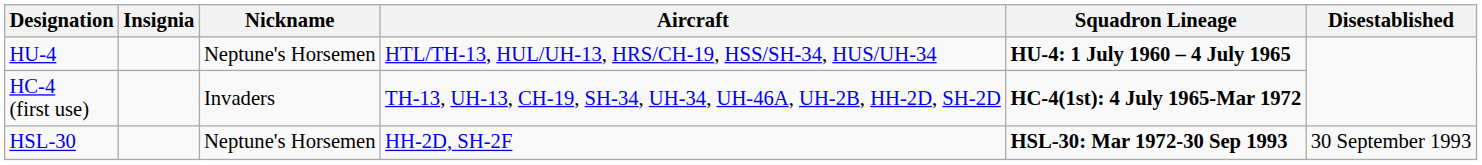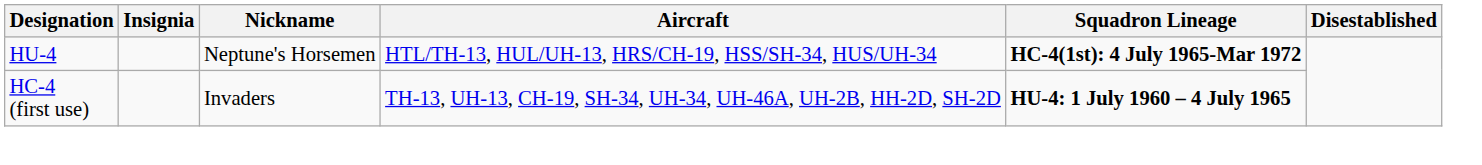(1151, 53) HU-4: 1 July 1960 – 4 July 1965 -> (1156, 53) HC-4(1st): 4 July 1965-Mar 1972
(1156, 97) HC-4(1st): 4 July 1965-Mar 1972 -> (1151, 97) HU-4: 1 July 1960 – 4 July 1965
- row: (43, 142)
